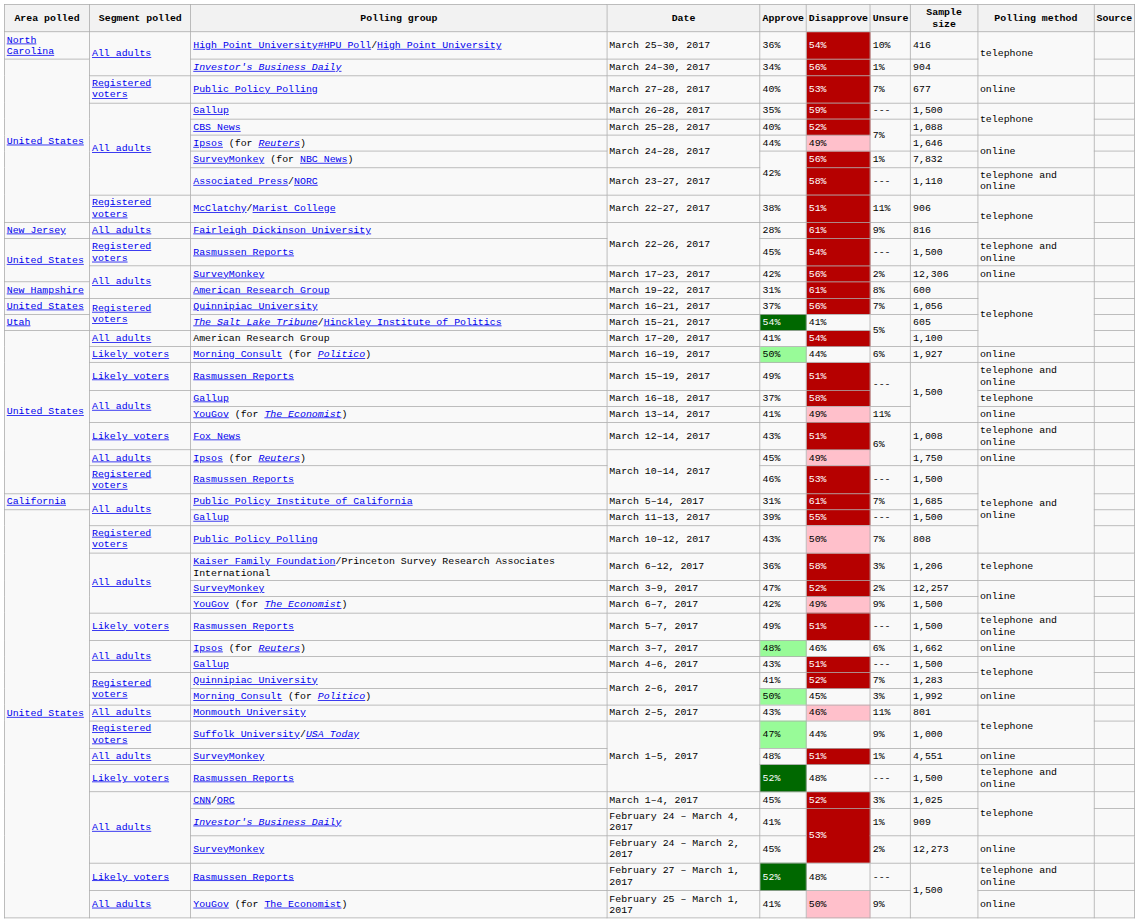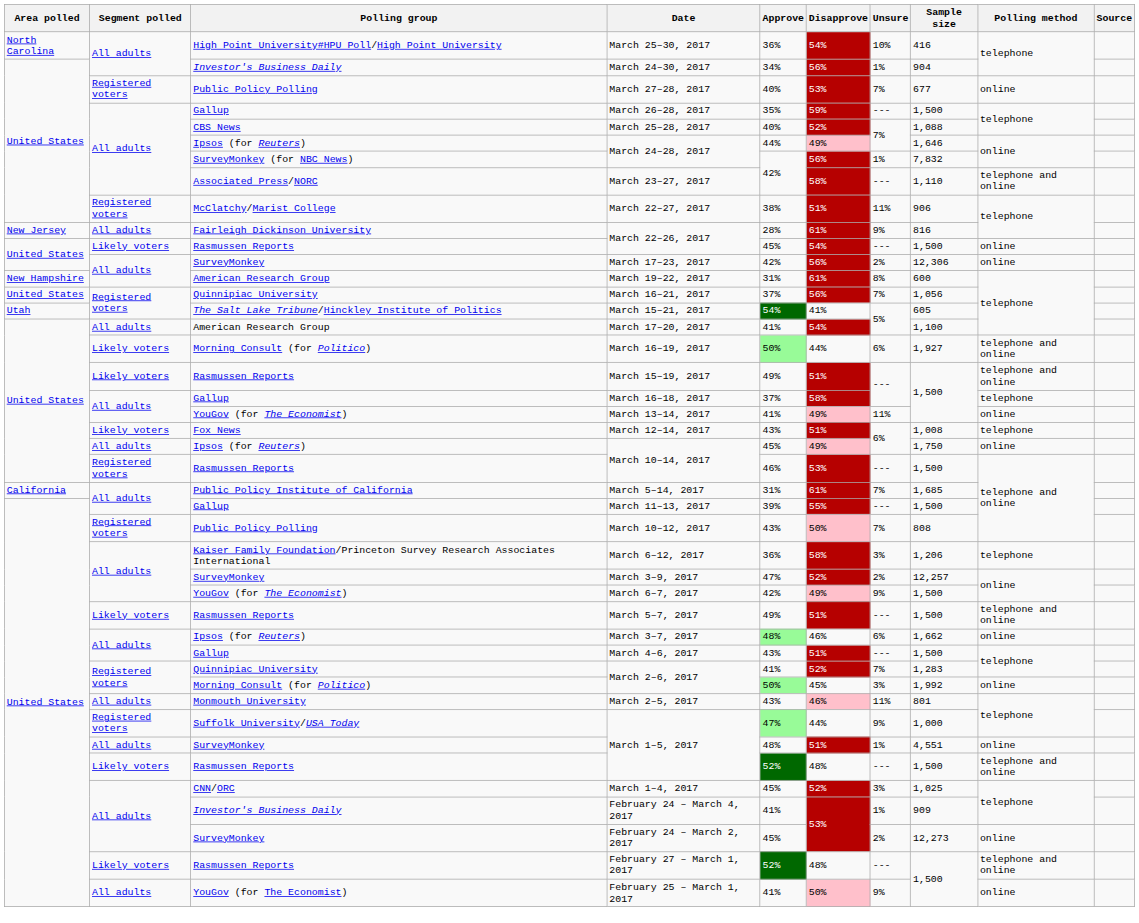(122, 252) Registered voters -> (131, 247) Likely voters
(1018, 252) telephone and online -> (998, 247) online
(998, 355) online -> (1018, 349) telephone and online
(1018, 436) telephone and online -> (1007, 430) telephone
